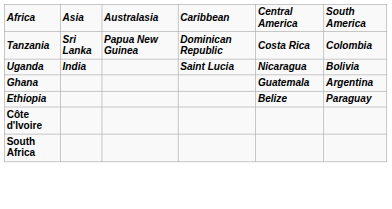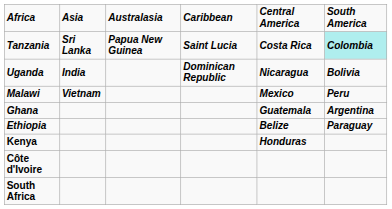(206, 45) Dominican Republic -> (210, 45) Saint Lucia
(349, 45) no background -> (350, 45) paleturquoise background
(207, 67) Saint Lucia -> (209, 72) Dominican Republic
+ row: (23, 94)
+ row: (22, 142)
